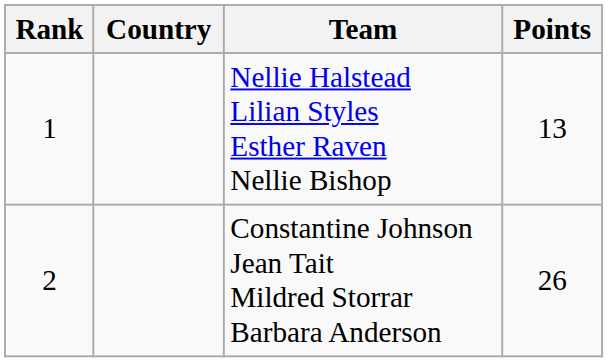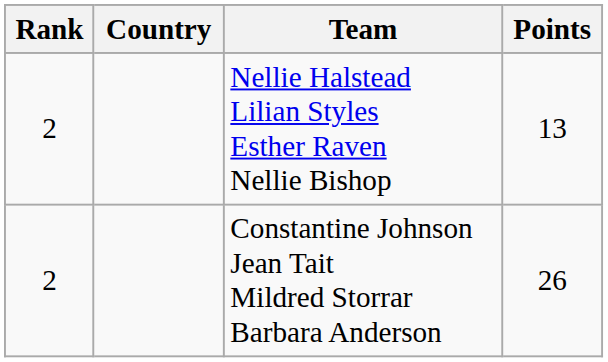(49, 128) 1 -> (49, 128) 2
